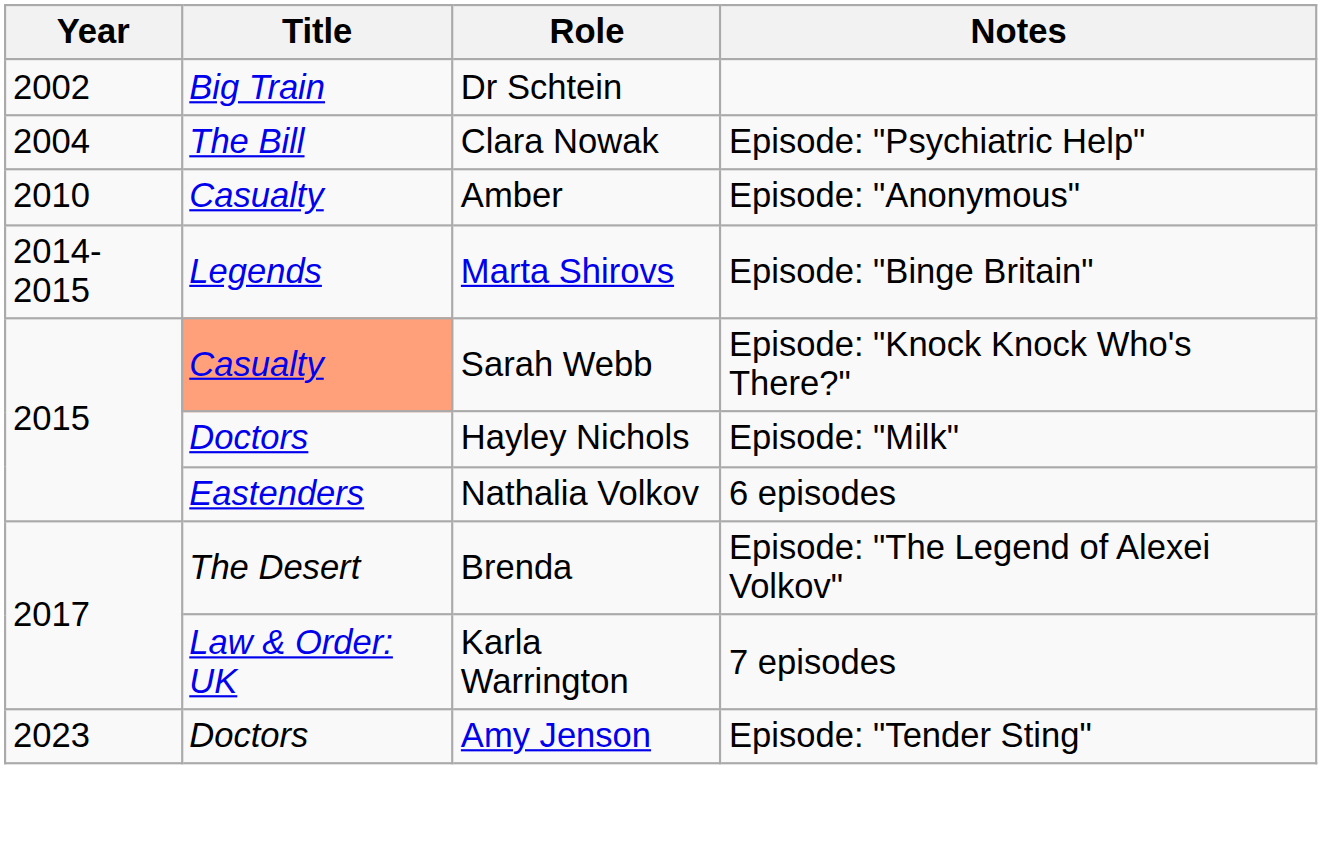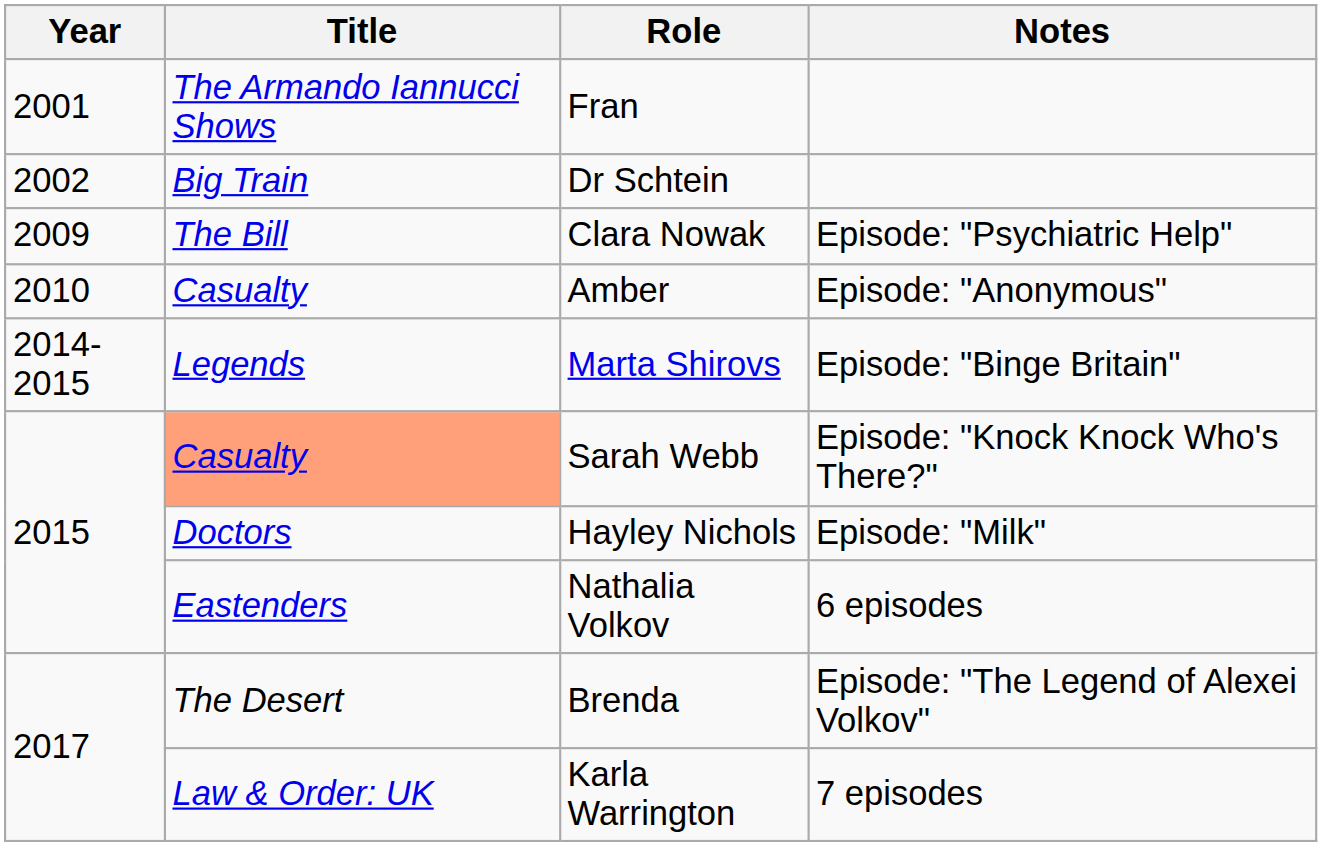+ row: (603, 106)
(51, 141) 2004 -> (51, 235) 2009
- row: (556, 735)
